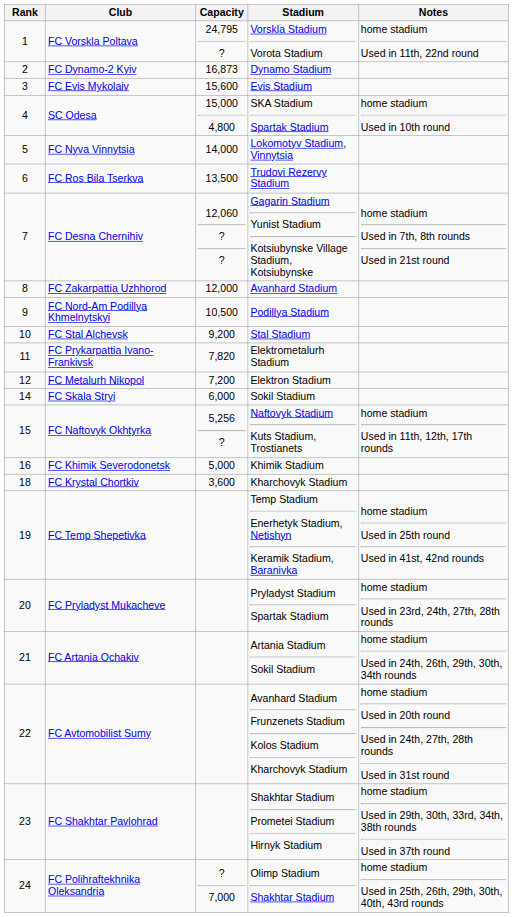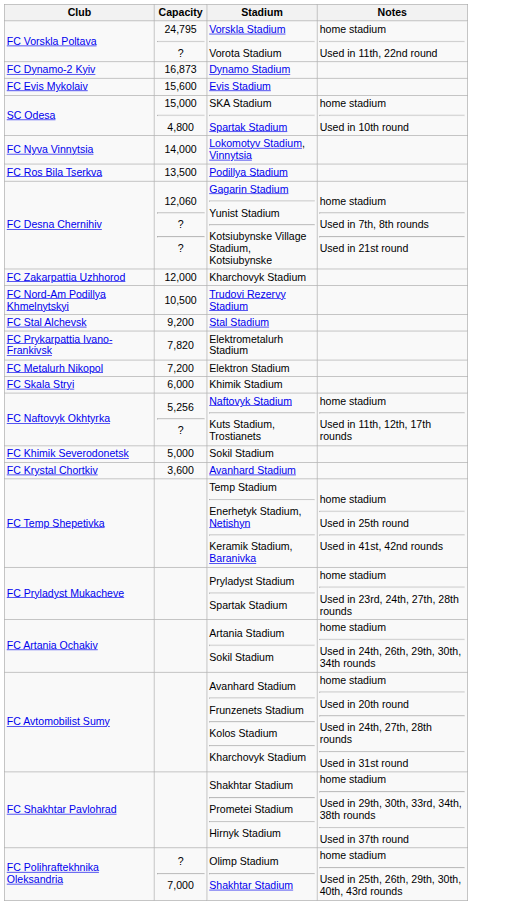- column: (25, 12)
(289, 178) Trudovi Rezervy Stadium -> (249, 172) Podillya Stadium
(294, 289) Avanhard Stadium -> (258, 277) Kharchovyk Stadium
(290, 312) Podillya Stadium -> (247, 300) Trudovi Rezervy Stadium
(283, 396) Sokil Stadium -> (246, 385) Khimik Stadium
(287, 466) Khimik Stadium -> (242, 454) Sokil Stadium
(299, 482) Kharchovyk Stadium -> (253, 470) Avanhard Stadium
